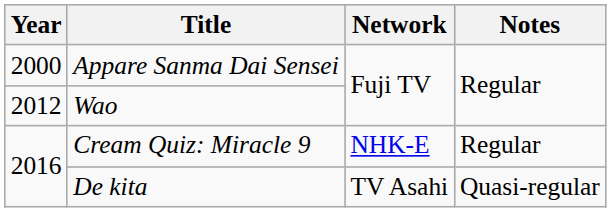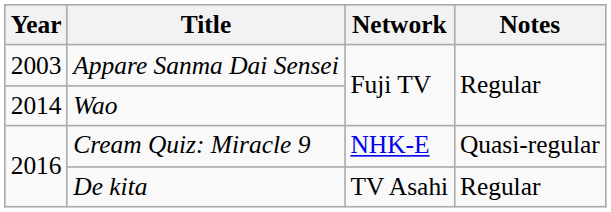(36, 65) 2000 -> (36, 65) 2003
(36, 105) 2012 -> (36, 105) 2014
(500, 145) Regular -> (530, 145) Quasi-regular
(530, 186) Quasi-regular -> (500, 186) Regular
